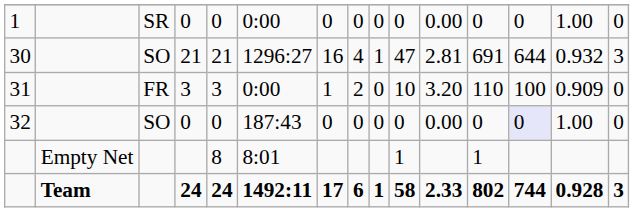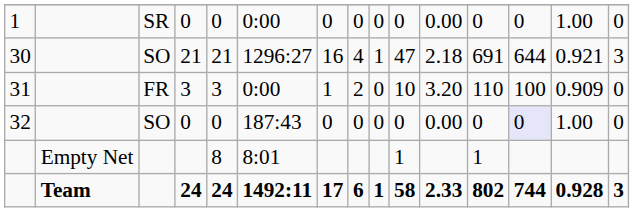(444, 55) 2.81 -> (444, 55) 2.18
(580, 55) 0.932 -> (580, 55) 0.921
